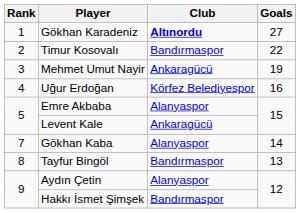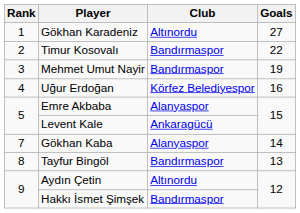(176, 32) bold -> (174, 32) normal
(181, 69) Ankaragücü -> (187, 69) Bandırmaspor
(179, 180) Alanyaspor -> (174, 180) Altınordu
